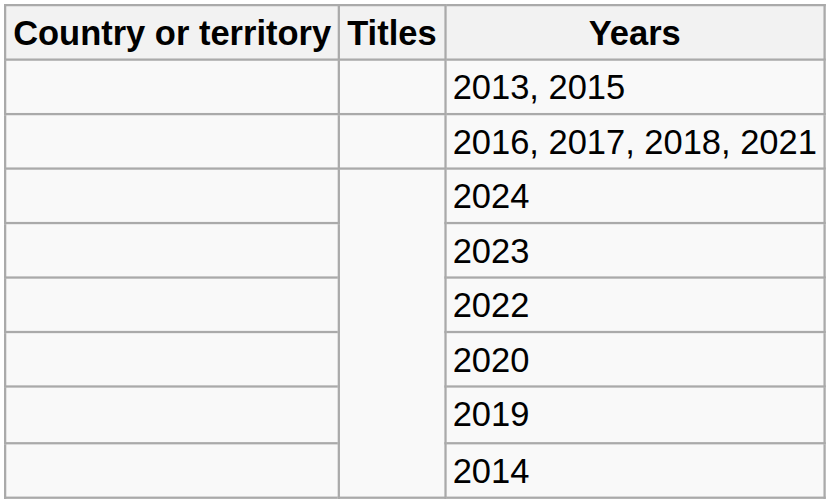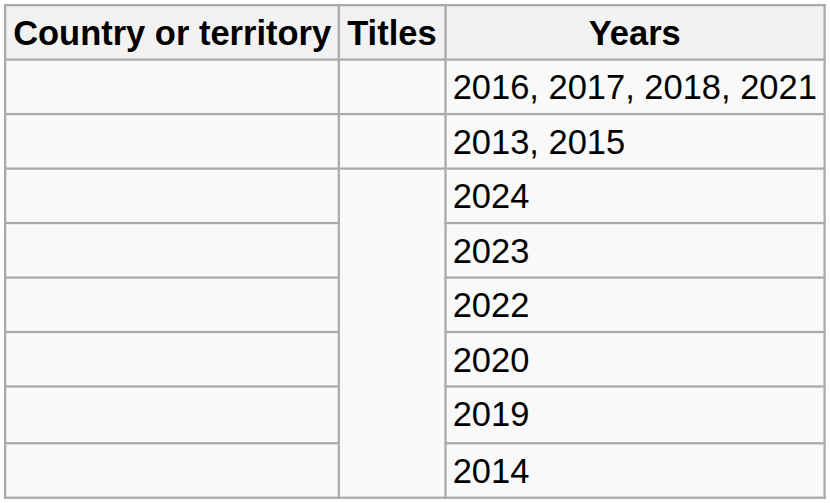rows swapped: (635, 142) <-> (539, 87)
